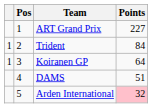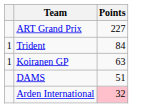- column: (24, 12)
(140, 61) 64 -> (121, 61) 63
